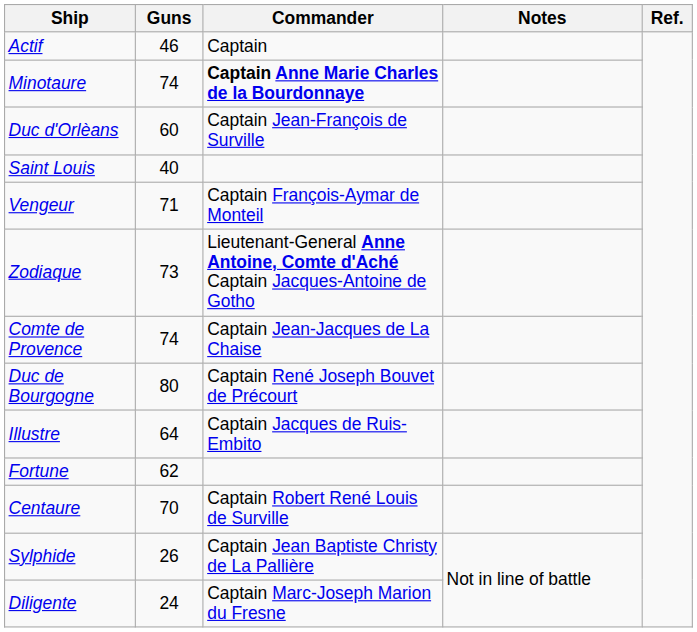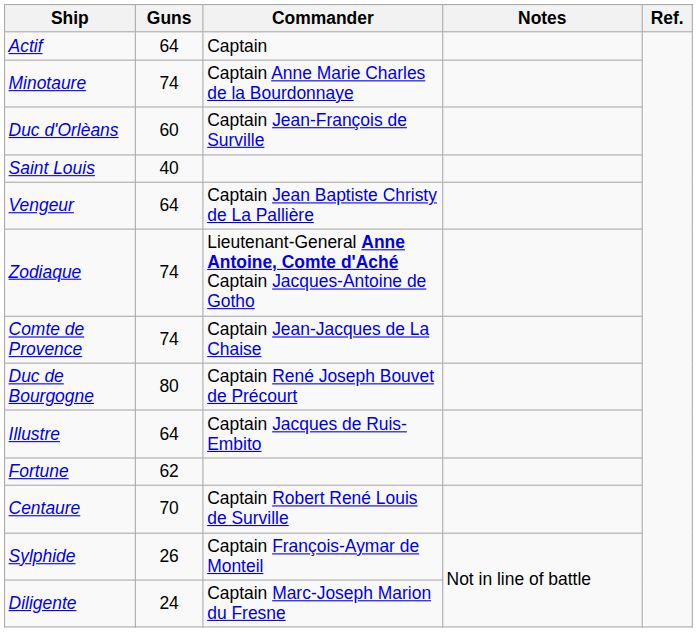(169, 45) 46 -> (169, 45) 64
(323, 83) bold -> (316, 83) normal
(169, 205) 71 -> (169, 205) 64
(313, 205) Captain François-Aymar de Monteil -> (322, 205) Captain Jean Baptiste Christy de La Pallière
(169, 272) 73 -> (169, 272) 74
(322, 556) Captain Jean Baptiste Christy de La Pallière -> (313, 556) Captain François-Aymar de Monteil
